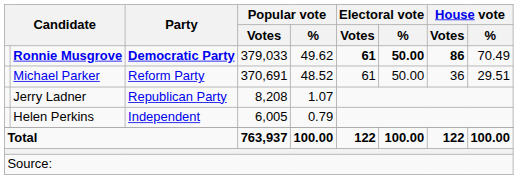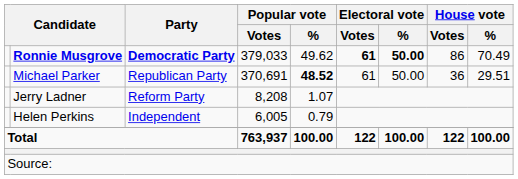(457, 55) bold -> (457, 55) normal
(166, 76) Reform Party -> (177, 76) Republican Party
(317, 76) normal -> (317, 76) bold
(177, 96) Republican Party -> (166, 96) Reform Party
